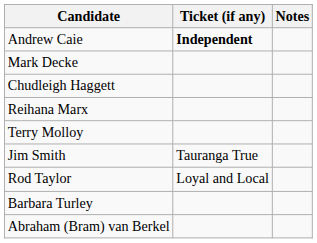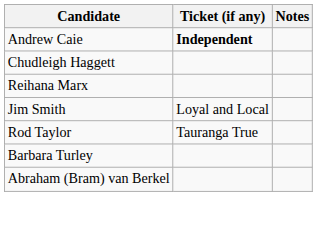- row: (43, 62)
- row: (46, 132)
(217, 156) Tauranga True -> (223, 109) Loyal and Local
(223, 179) Loyal and Local -> (217, 132) Tauranga True
